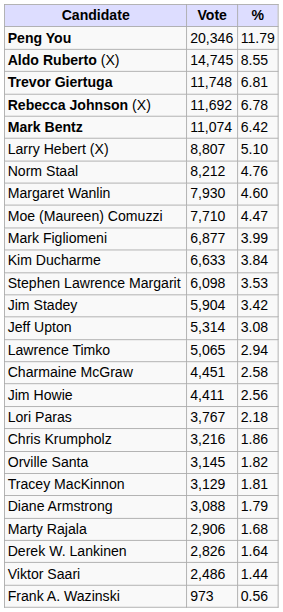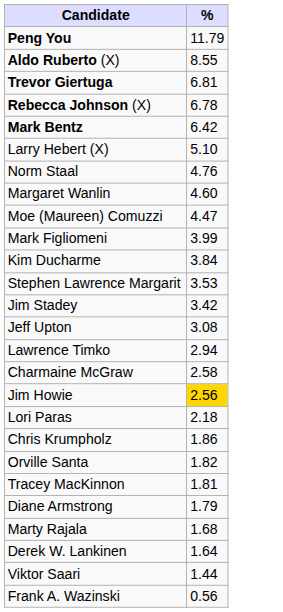- column: (212, 15)
(254, 395) no background -> (204, 395) gold background
